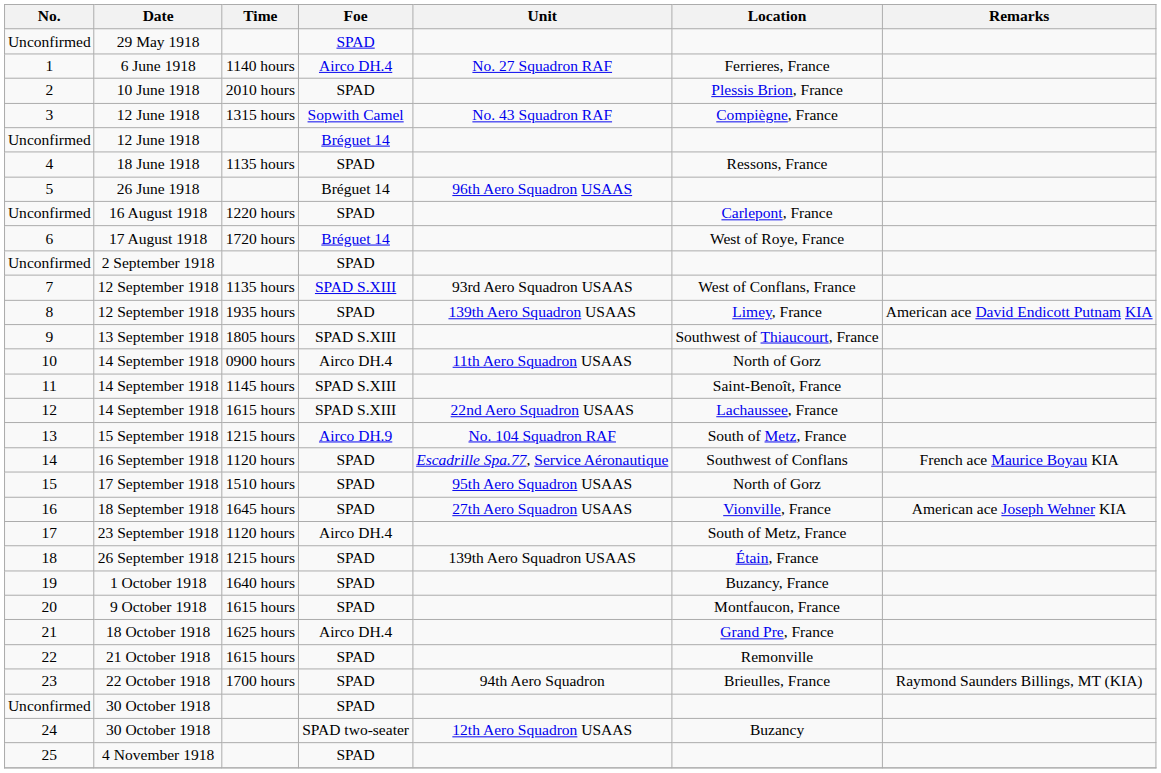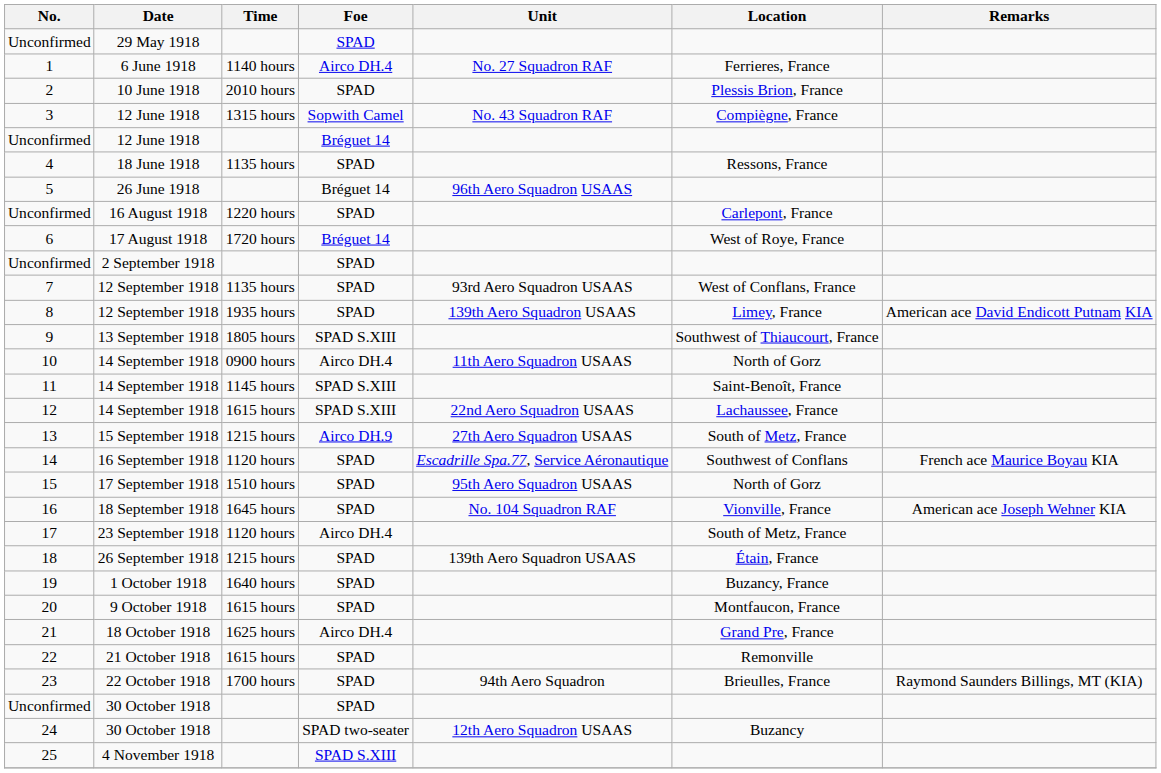(356, 287) SPAD S.XIII -> (356, 287) SPAD
(542, 435) No. 104 Squadron RAF -> (542, 435) 27th Aero Squadron USAAS
(542, 509) 27th Aero Squadron USAAS -> (542, 509) No. 104 Squadron RAF
(356, 755) SPAD -> (356, 755) SPAD S.XIII
